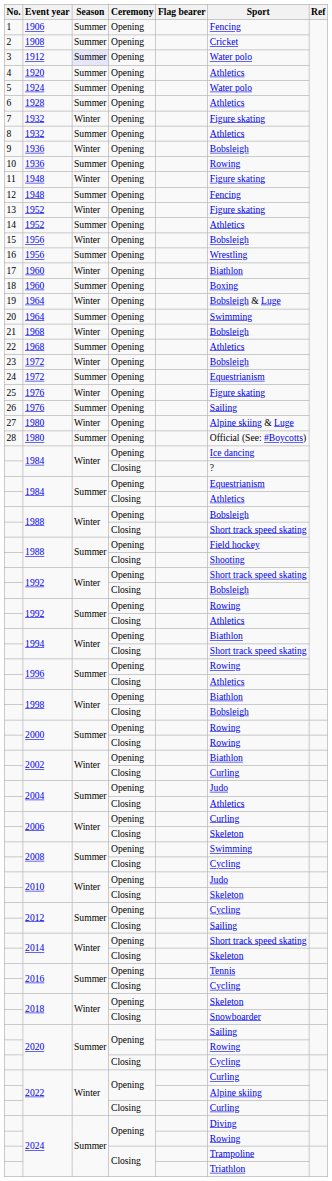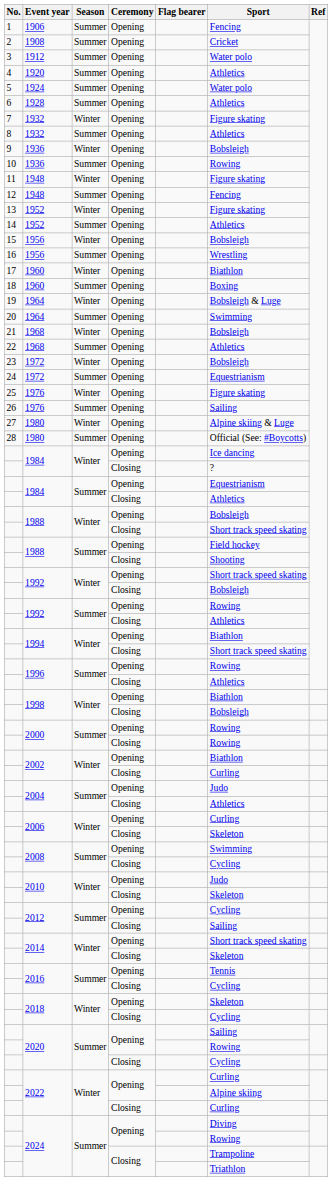(90, 57) lavender background -> (90, 57) no background
(235, 1016) Snowboarder -> (225, 1016) Cycling
